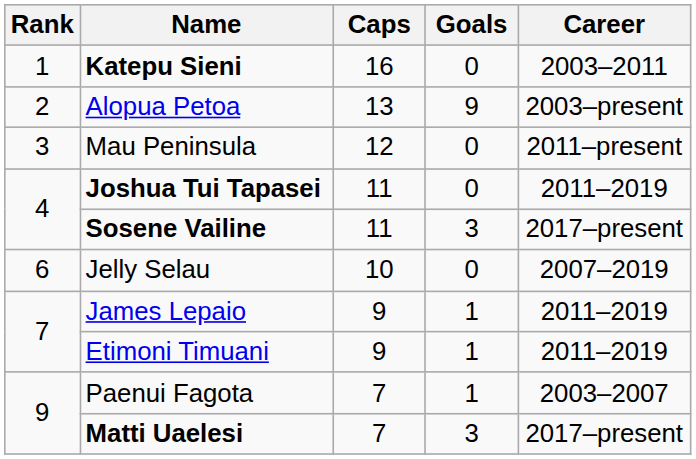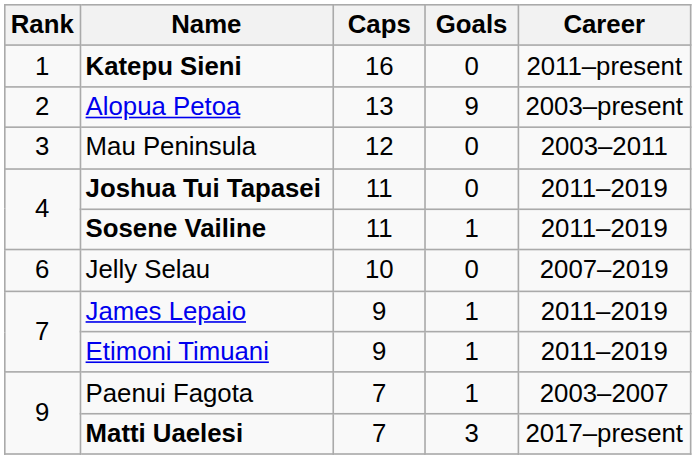(604, 65) 2003–2011 -> (604, 65) 2011–present
(604, 147) 2011–present -> (604, 147) 2003–2011
(472, 229) 3 -> (472, 229) 1
(604, 229) 2017–present -> (604, 229) 2011–2019
